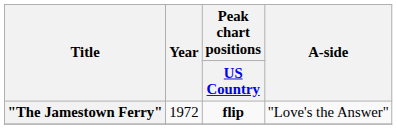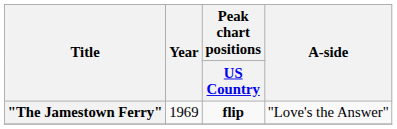(184, 112) 1972 -> (184, 112) 1969
